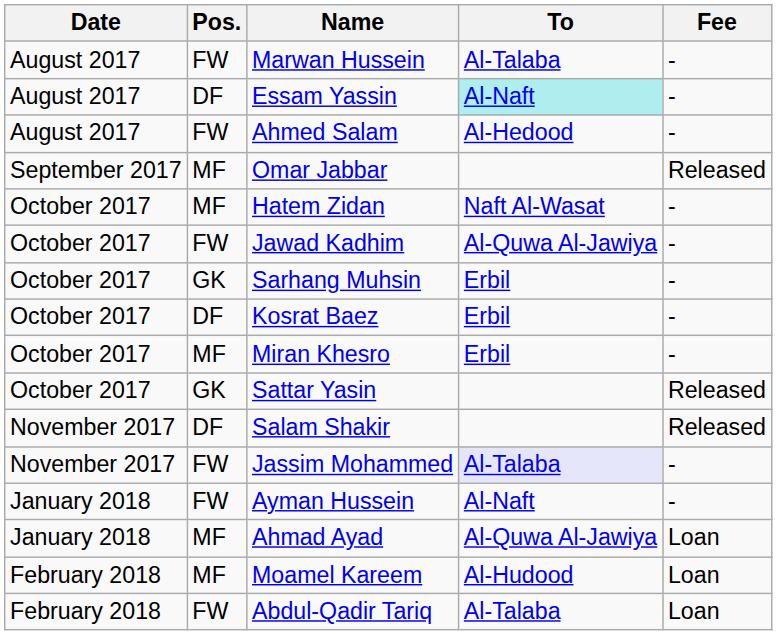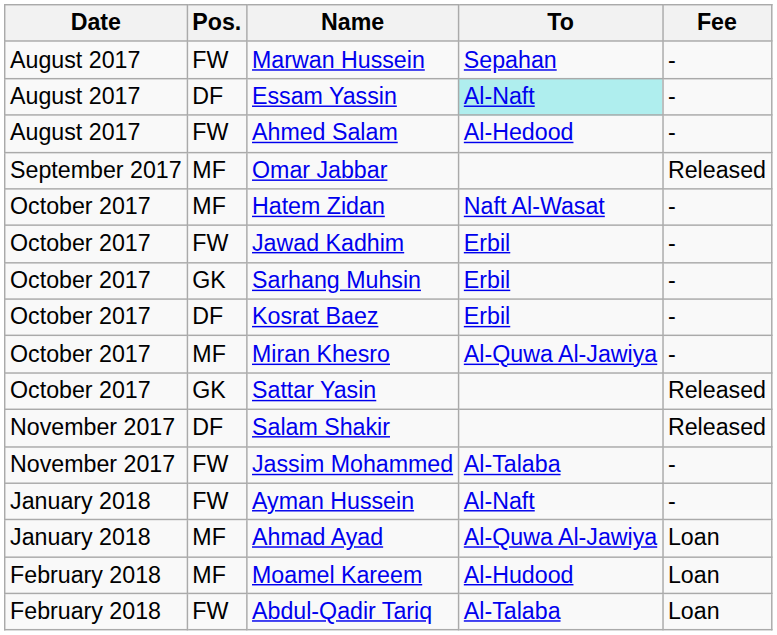(512, 59) Al-Talaba -> (510, 59) Sepahan
(561, 243) Al-Quwa Al-Jawiya -> (487, 243) Erbil
(487, 354) Erbil -> (561, 354) Al-Quwa Al-Jawiya
(512, 464) lavender background -> (512, 464) no background
